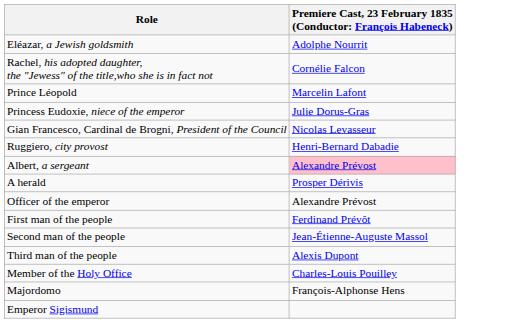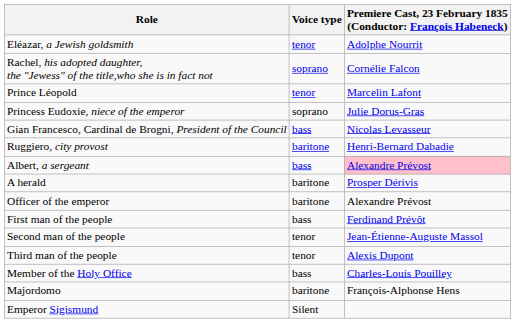+ column: (317, 19)
